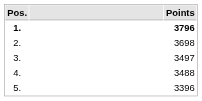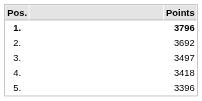(184, 43) 3698 -> (184, 43) 3692
(184, 73) 3488 -> (184, 73) 3418
